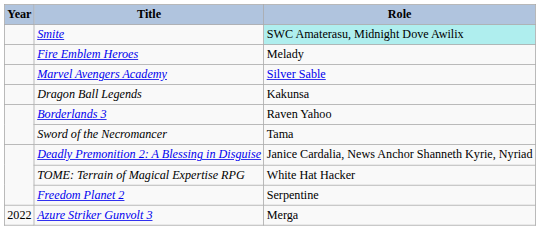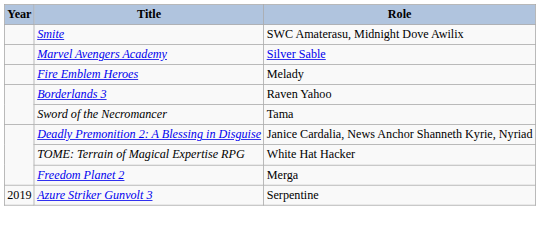(365, 34) paleturquoise background -> (365, 34) no background
rows swapped: (102, 74) <-> (88, 54)
- row: (89, 94)
(293, 195) Serpentine -> (282, 175) Merga
(19, 215) 2022 -> (19, 195) 2019
(282, 215) Merga -> (293, 195) Serpentine
